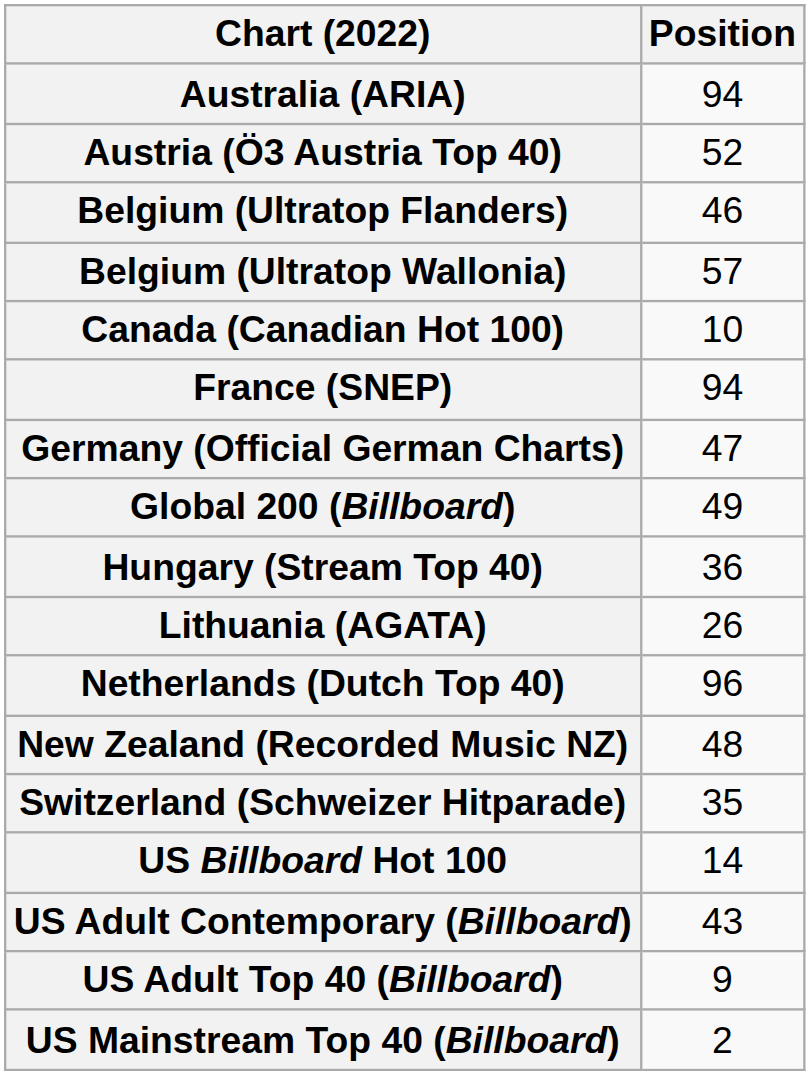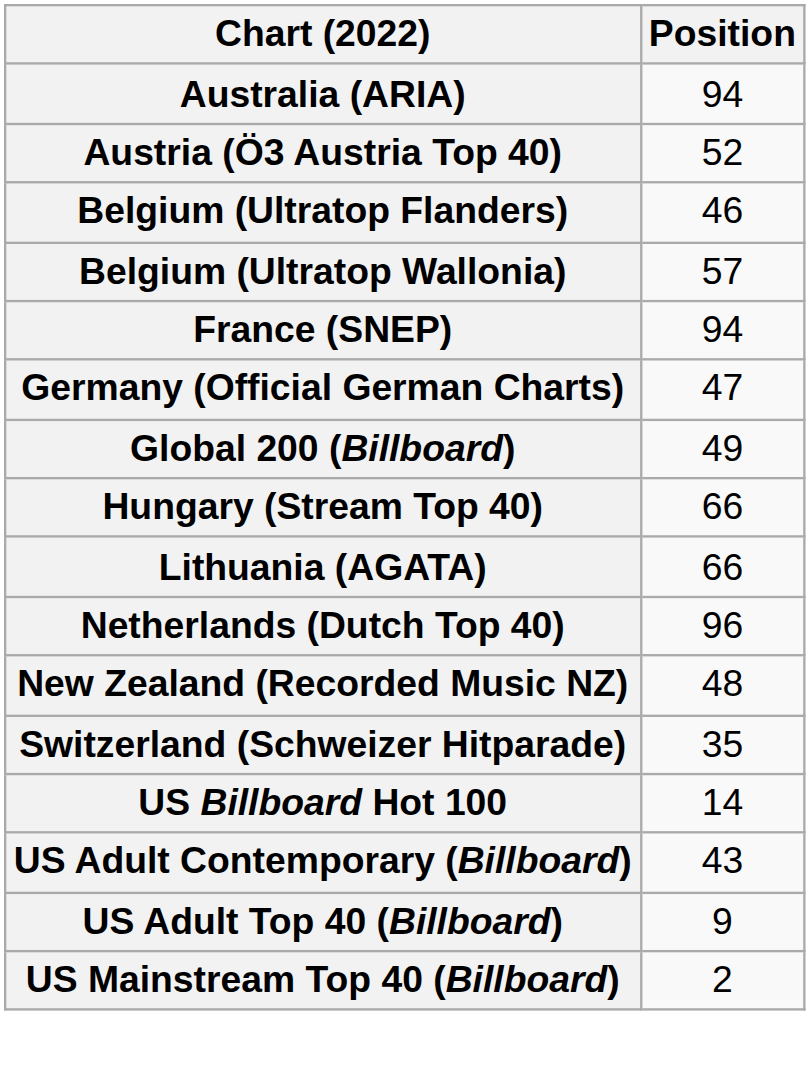- row: (323, 329)
(722, 566) 36 -> (722, 507) 66
(722, 625) 26 -> (722, 566) 66
